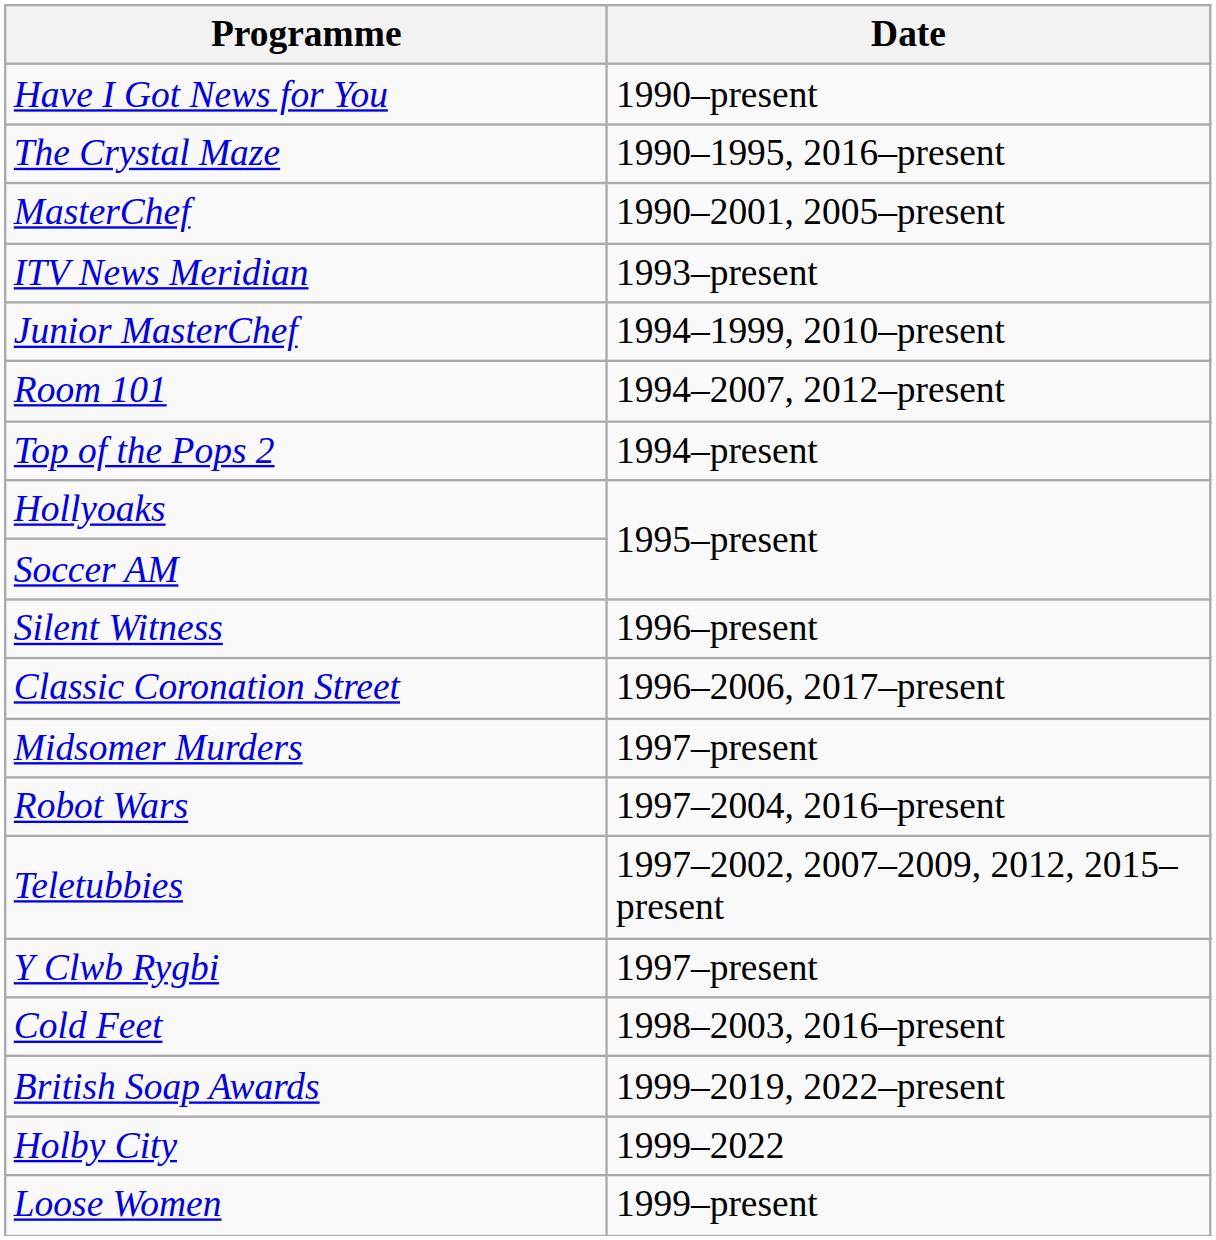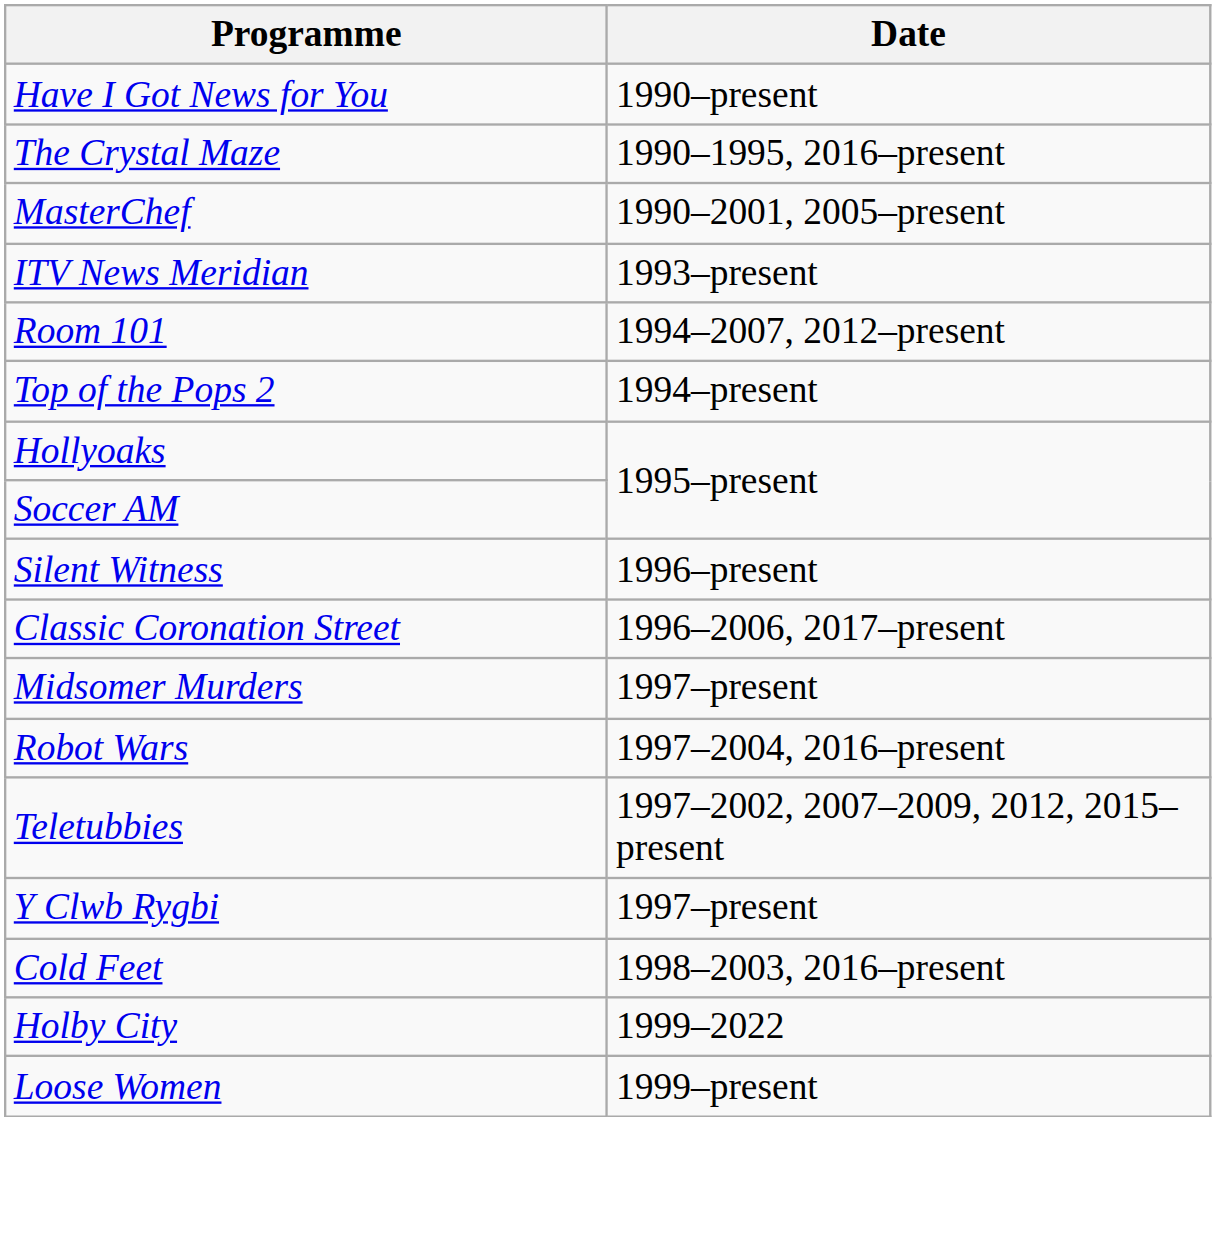- row: (156, 331)
- row: (167, 1085)
